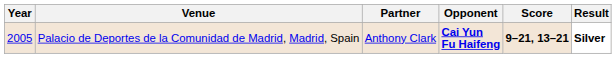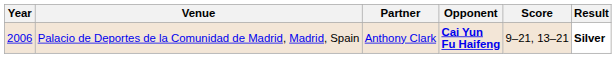(20, 38) 2005 -> (20, 38) 2006
(537, 38) bold -> (537, 38) normal
